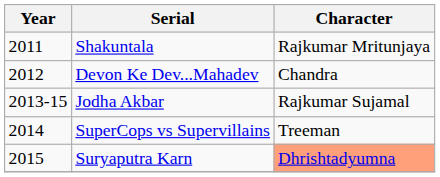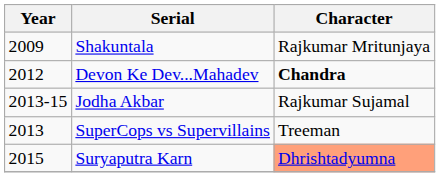(26, 46) 2011 -> (26, 46) 2009
(308, 74) normal -> (312, 74) bold
(26, 130) 2014 -> (26, 130) 2013
